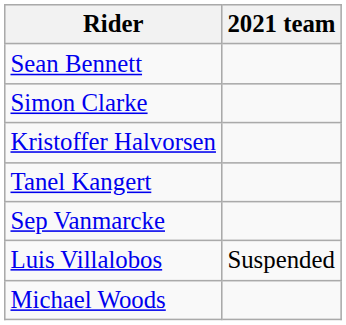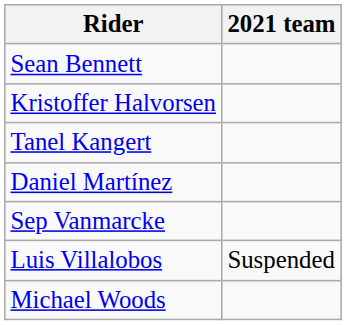- row: (79, 102)
+ row: (91, 181)
